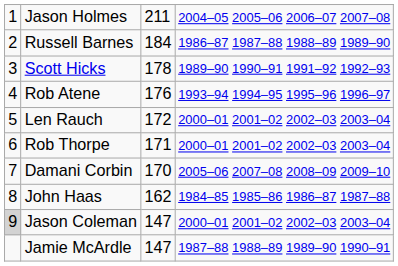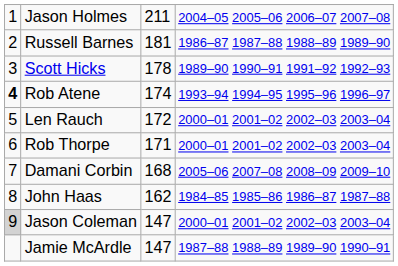(158, 42) 184 -> (158, 42) 181
(13, 94) normal -> (13, 94) bold
(158, 94) 176 -> (158, 94) 174
(158, 171) 170 -> (158, 171) 168
